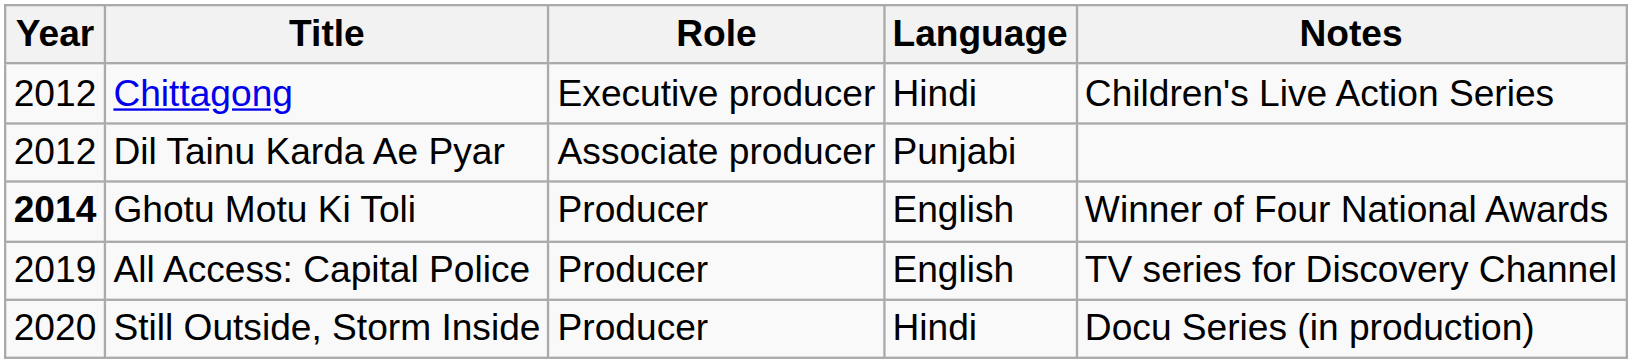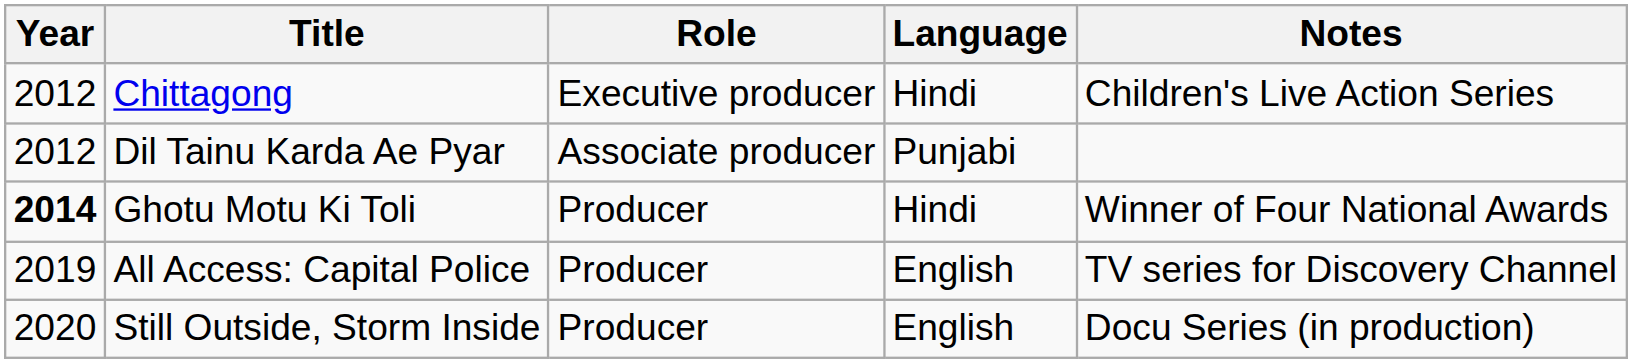(953, 210) English -> (935, 210) Hindi
(935, 328) Hindi -> (953, 328) English
